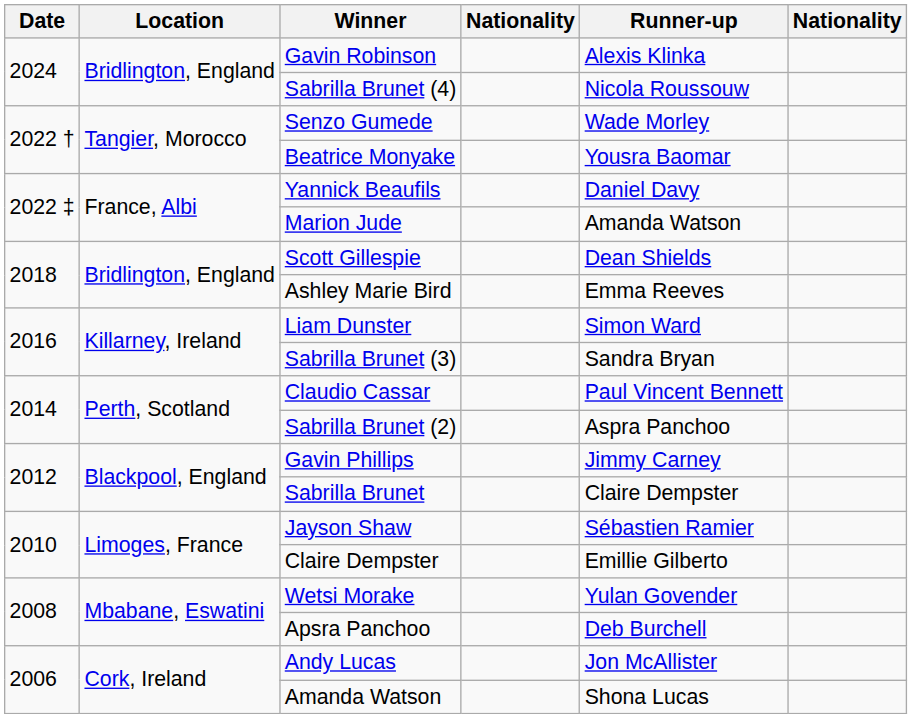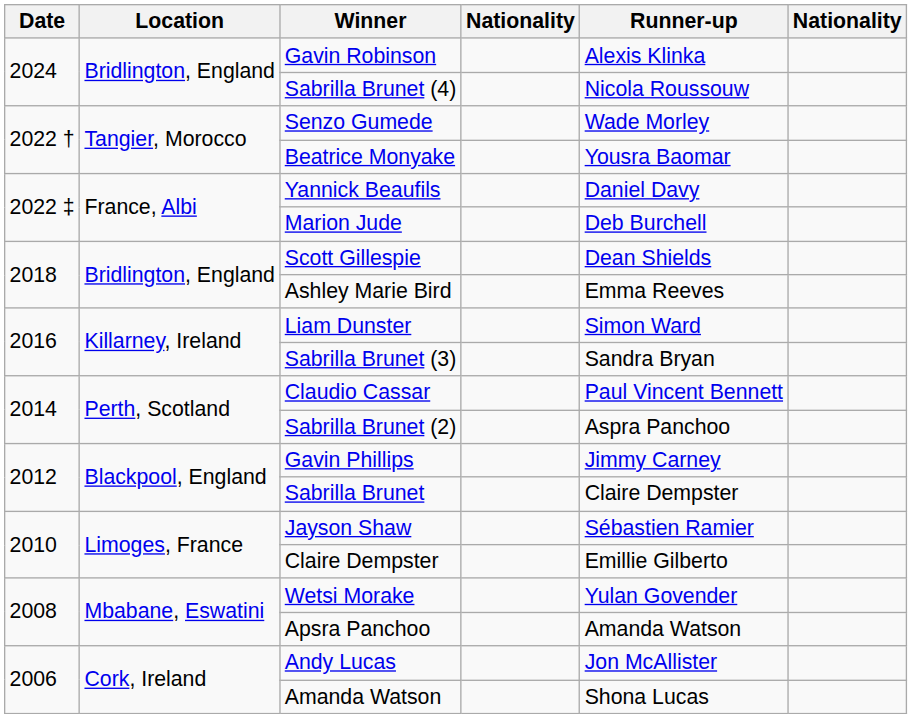(663, 223) Amanda Watson -> (646, 223) Deb Burchell
(646, 628) Deb Burchell -> (663, 628) Amanda Watson
